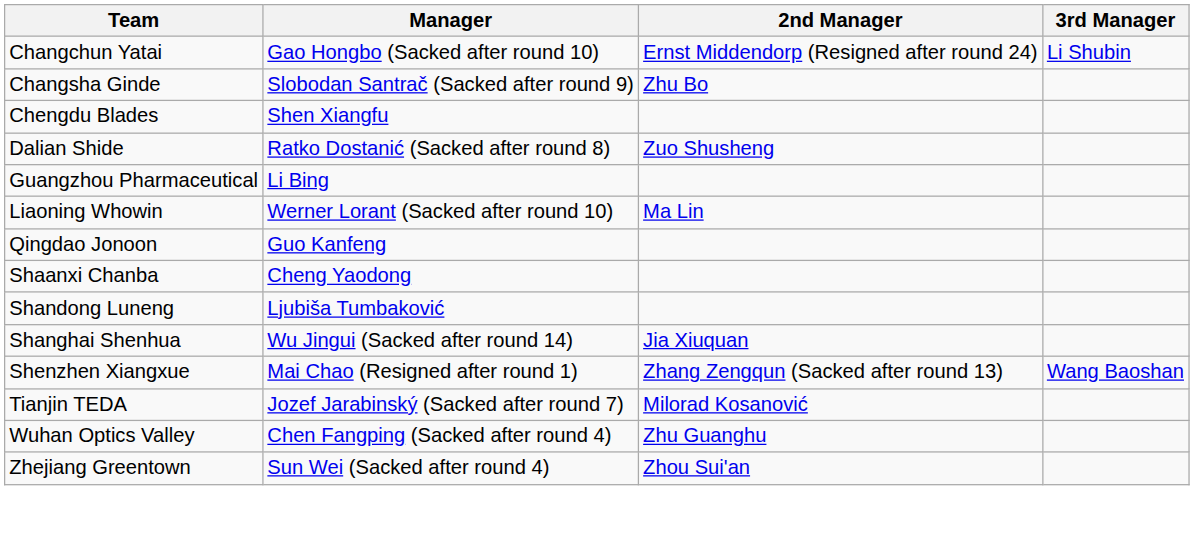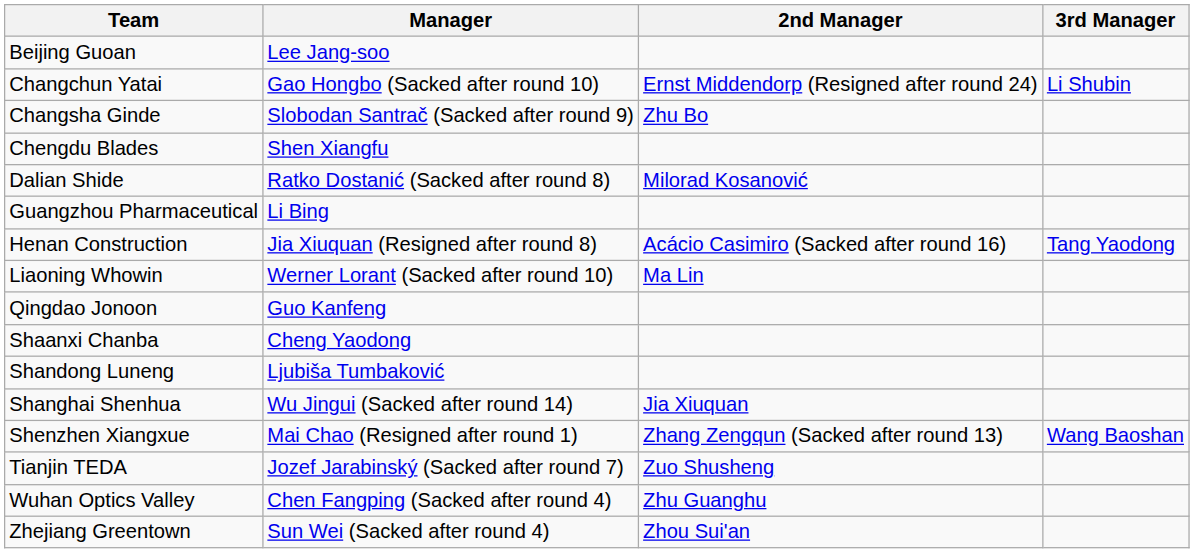+ row: (73, 52)
(709, 148) Zuo Shusheng -> (725, 180) Milorad Kosanović
+ row: (98, 244)
(725, 404) Milorad Kosanović -> (709, 468) Zuo Shusheng
